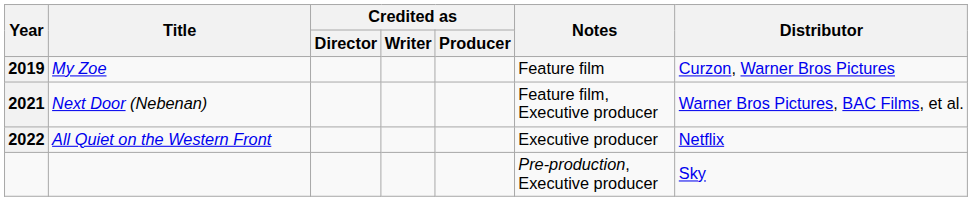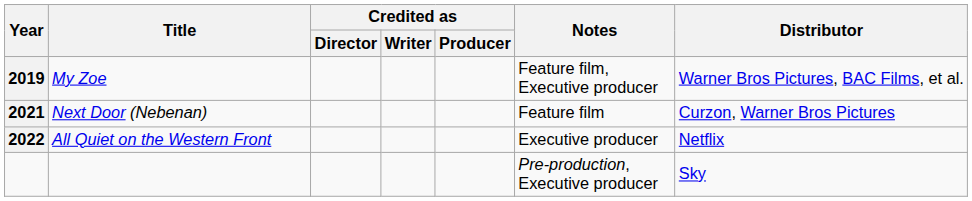(561, 69) Feature film -> (588, 78) Feature film, Executive producer
(787, 69) Curzon, Warner Bros Pictures -> (821, 78) Warner Bros Pictures, BAC Films, et al.
(588, 104) Feature film, Executive producer -> (561, 113) Feature film
(821, 104) Warner Bros Pictures, BAC Films, et al. -> (787, 113) Curzon, Warner Bros Pictures
